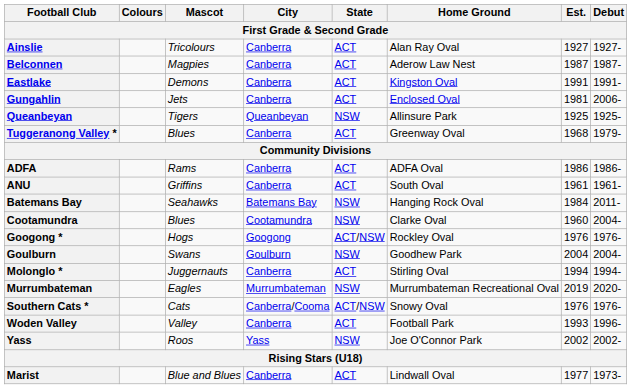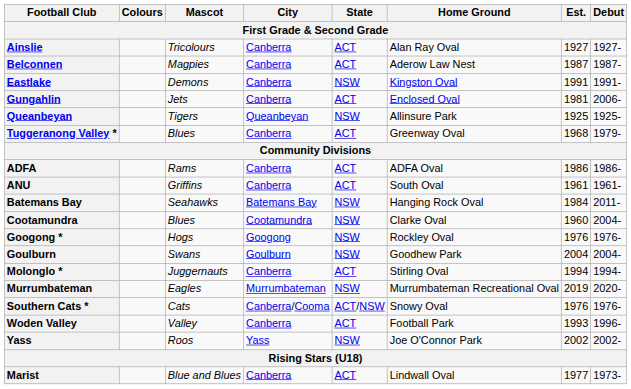(345, 82) ACT -> (347, 82) NSW
(360, 237) ACT/NSW -> (347, 237) NSW
